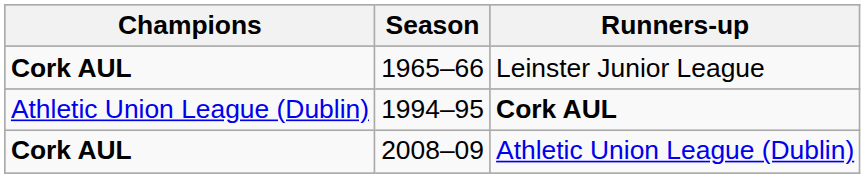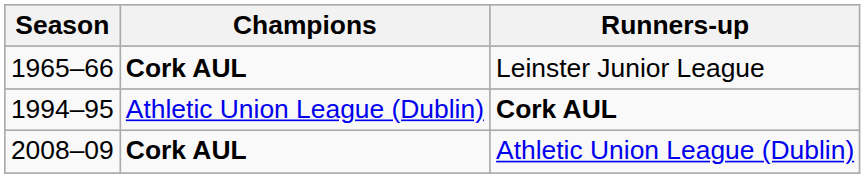columns swapped: (433, 25) <-> (190, 25)
